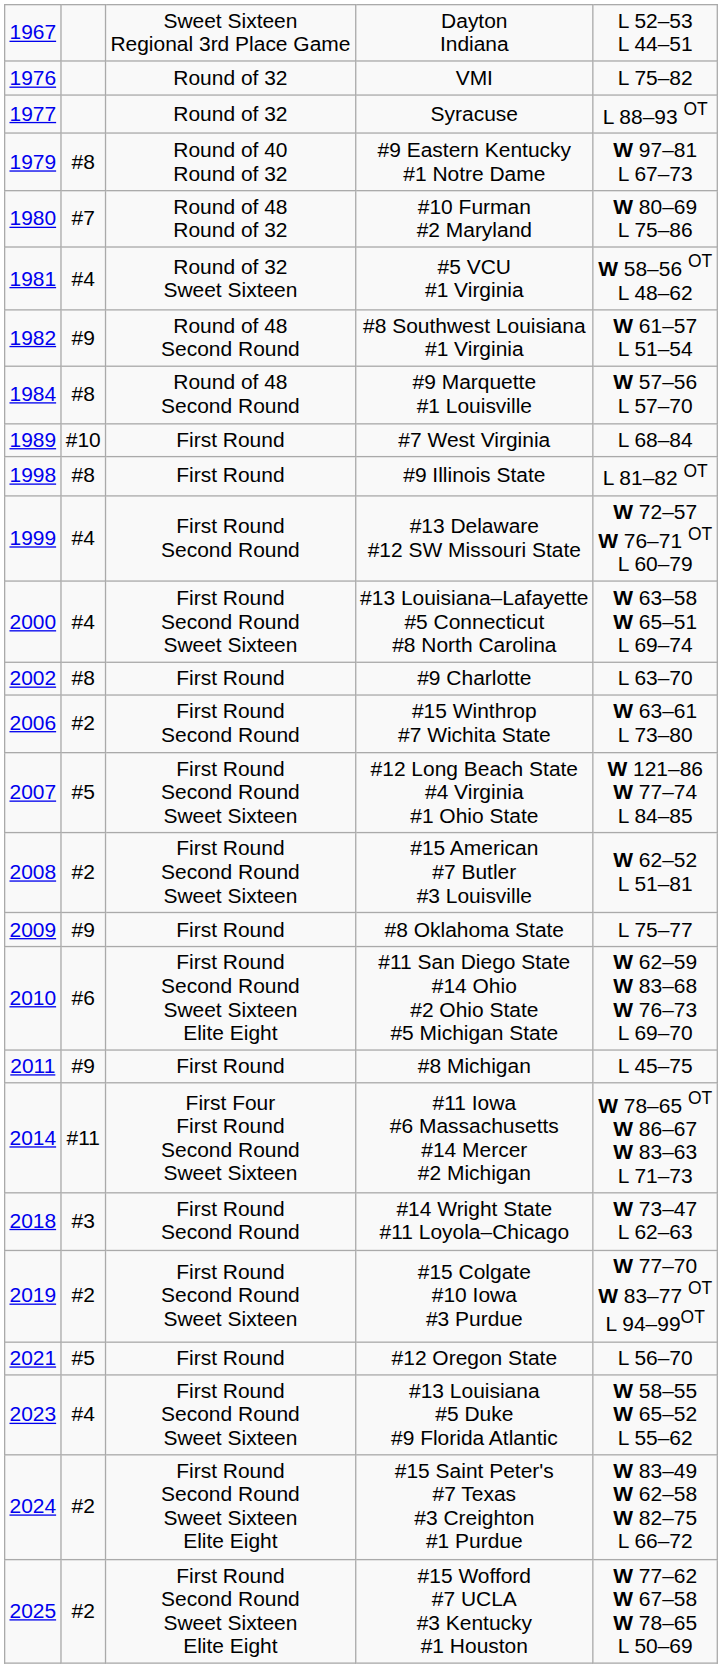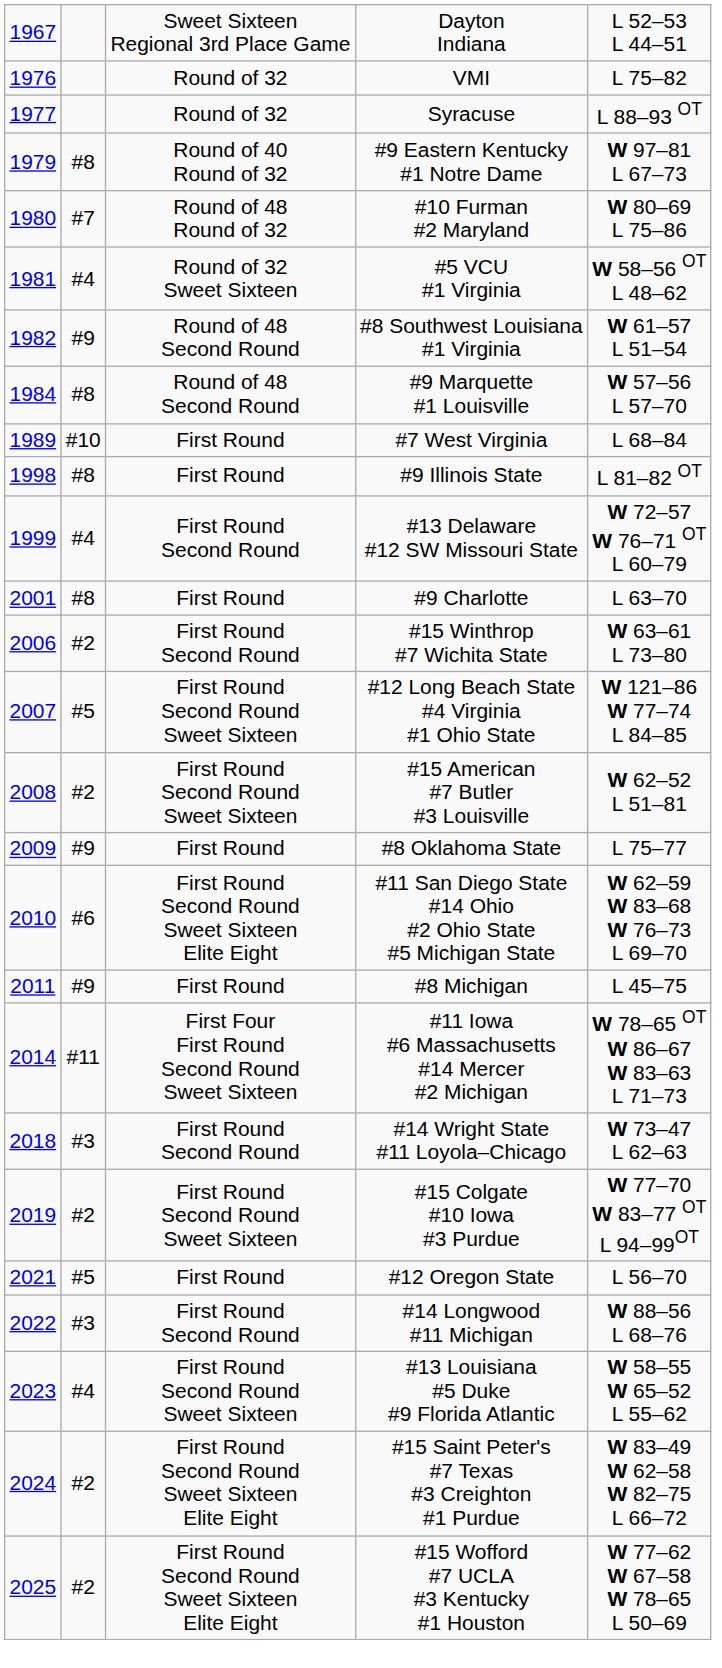- row: (474, 621)
(33, 678) 2002 -> (33, 598) 2001
+ row: (471, 1322)
